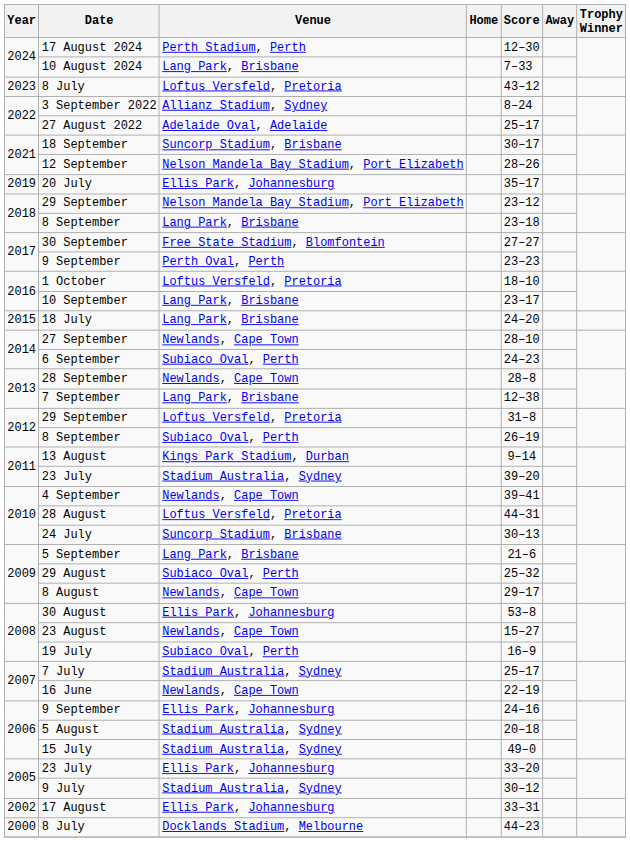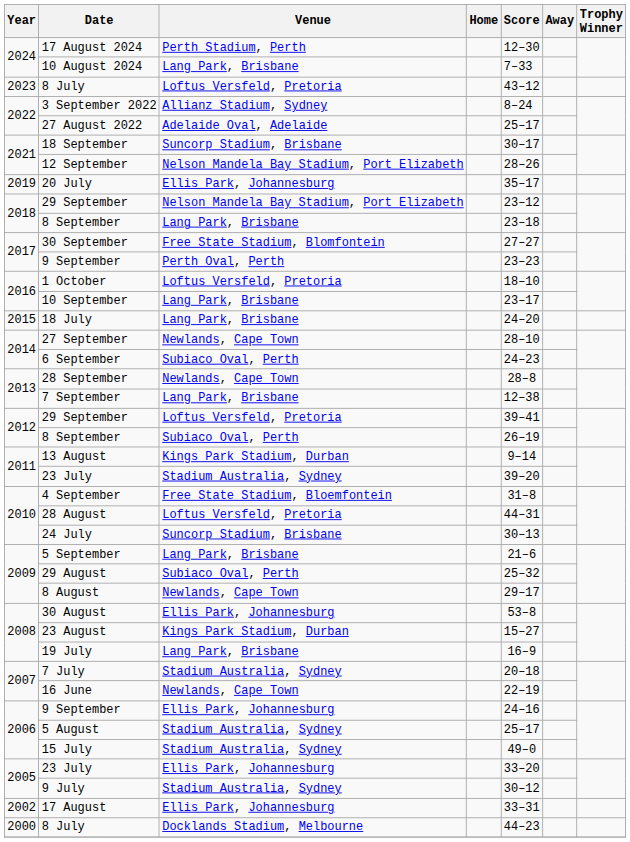(522, 418) 31–8 -> (522, 418) 39–41
(230, 496) Newlands, Cape Town -> (277, 496) Free State Stadium, Bloemfontein
(522, 496) 39–41 -> (522, 496) 31–8
(230, 632) Newlands, Cape Town -> (256, 632) Kings Park Stadium, Durban
(230, 652) Subiaco Oval, Perth -> (230, 652) Lang Park, Brisbane
(522, 671) 25–17 -> (522, 671) 20–18
(522, 730) 20–18 -> (522, 730) 25–17
